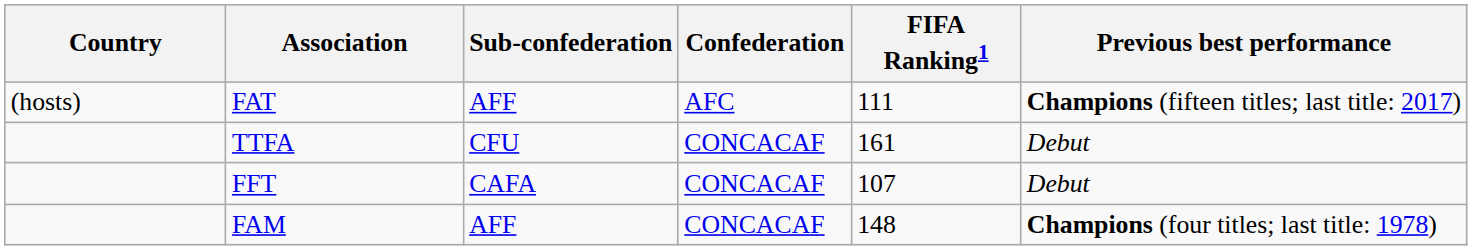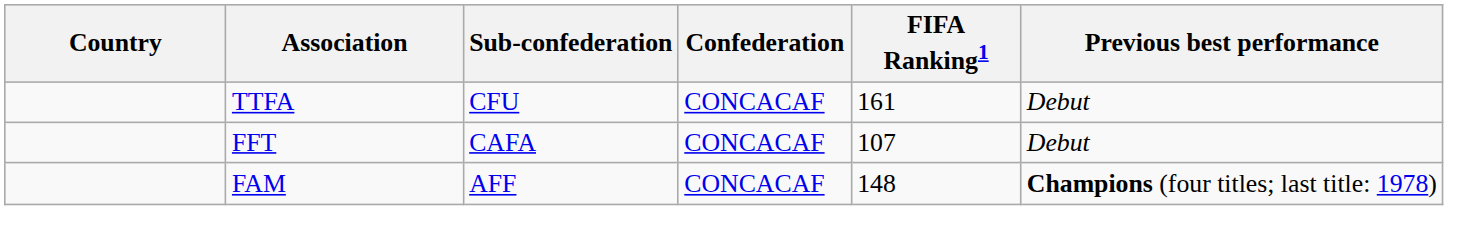- row: (254, 101)
